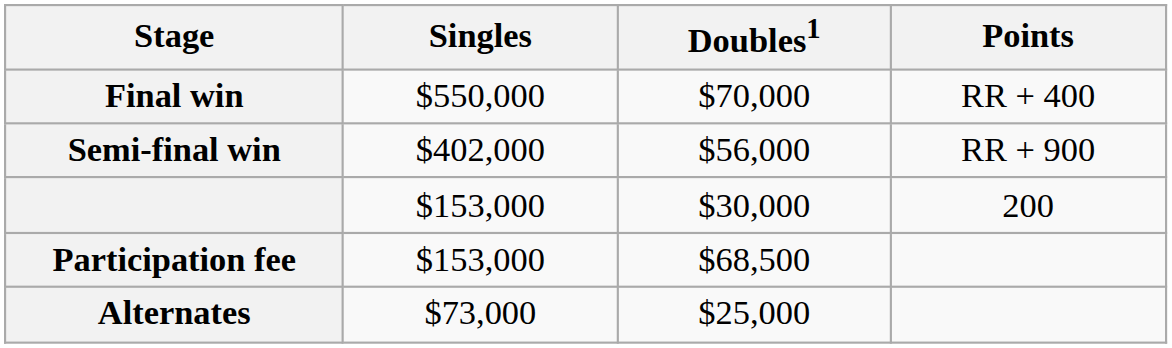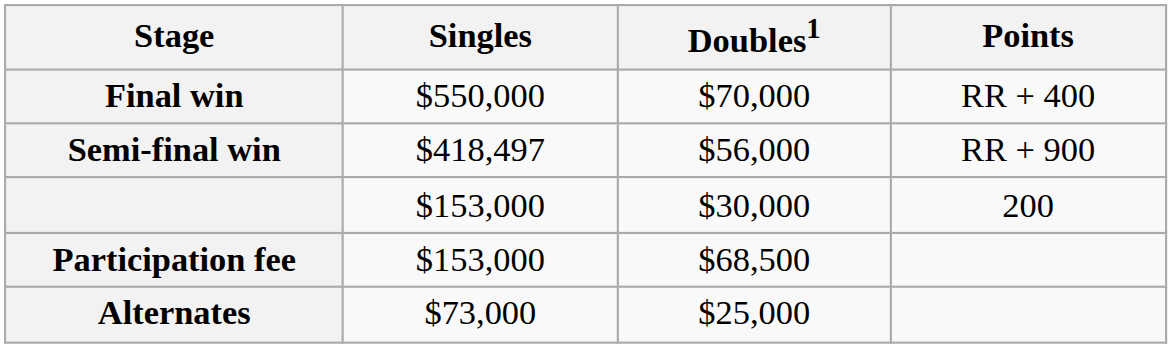(480, 150) $402,000 -> (480, 150) $418,497
